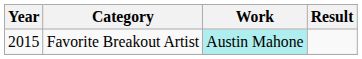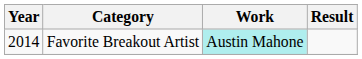(24, 41) 2015 -> (24, 41) 2014
